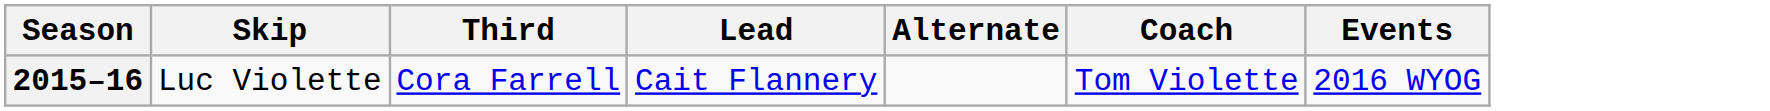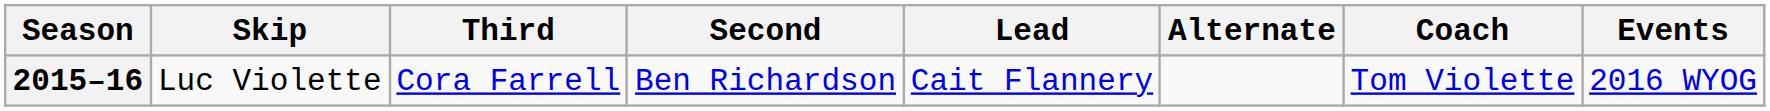+ column: (766, 31)
